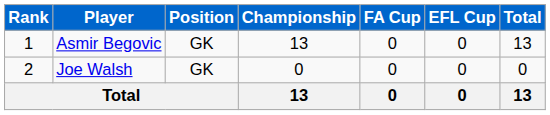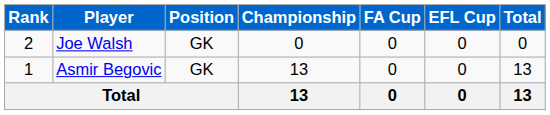rows swapped: (109, 43) <-> (94, 69)
